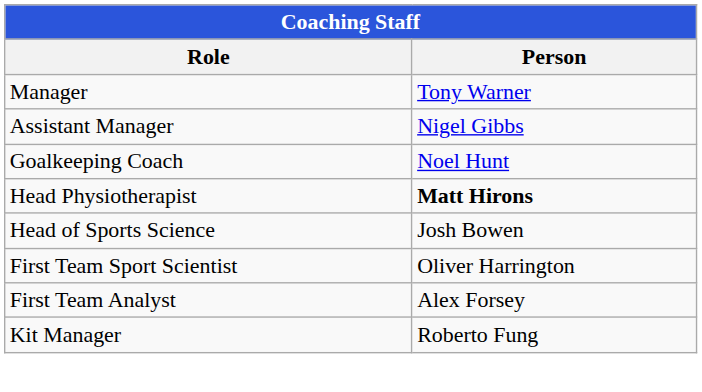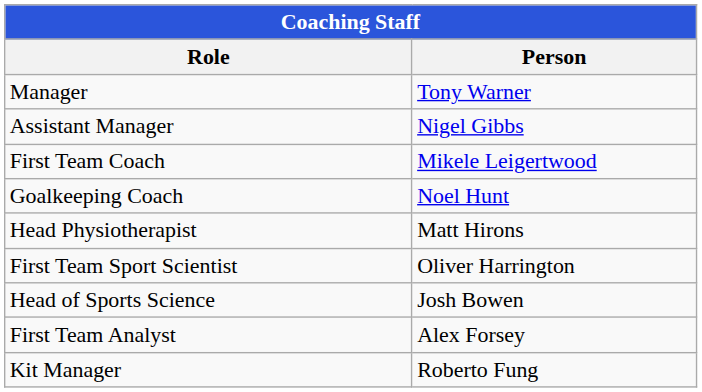+ row: (87, 160)
(475, 195) bold -> (470, 230) normal
rows swapped: (112, 230) <-> (124, 265)
